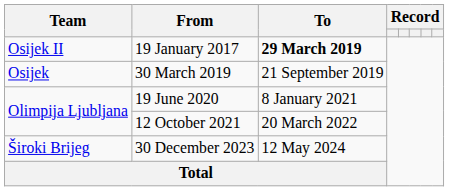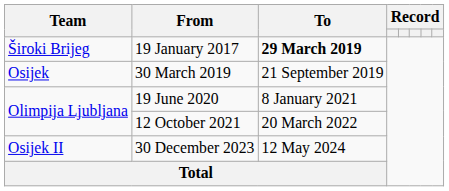(36, 49) Osijek II -> (49, 49) Široki Brijeg
(49, 148) Široki Brijeg -> (36, 148) Osijek II
